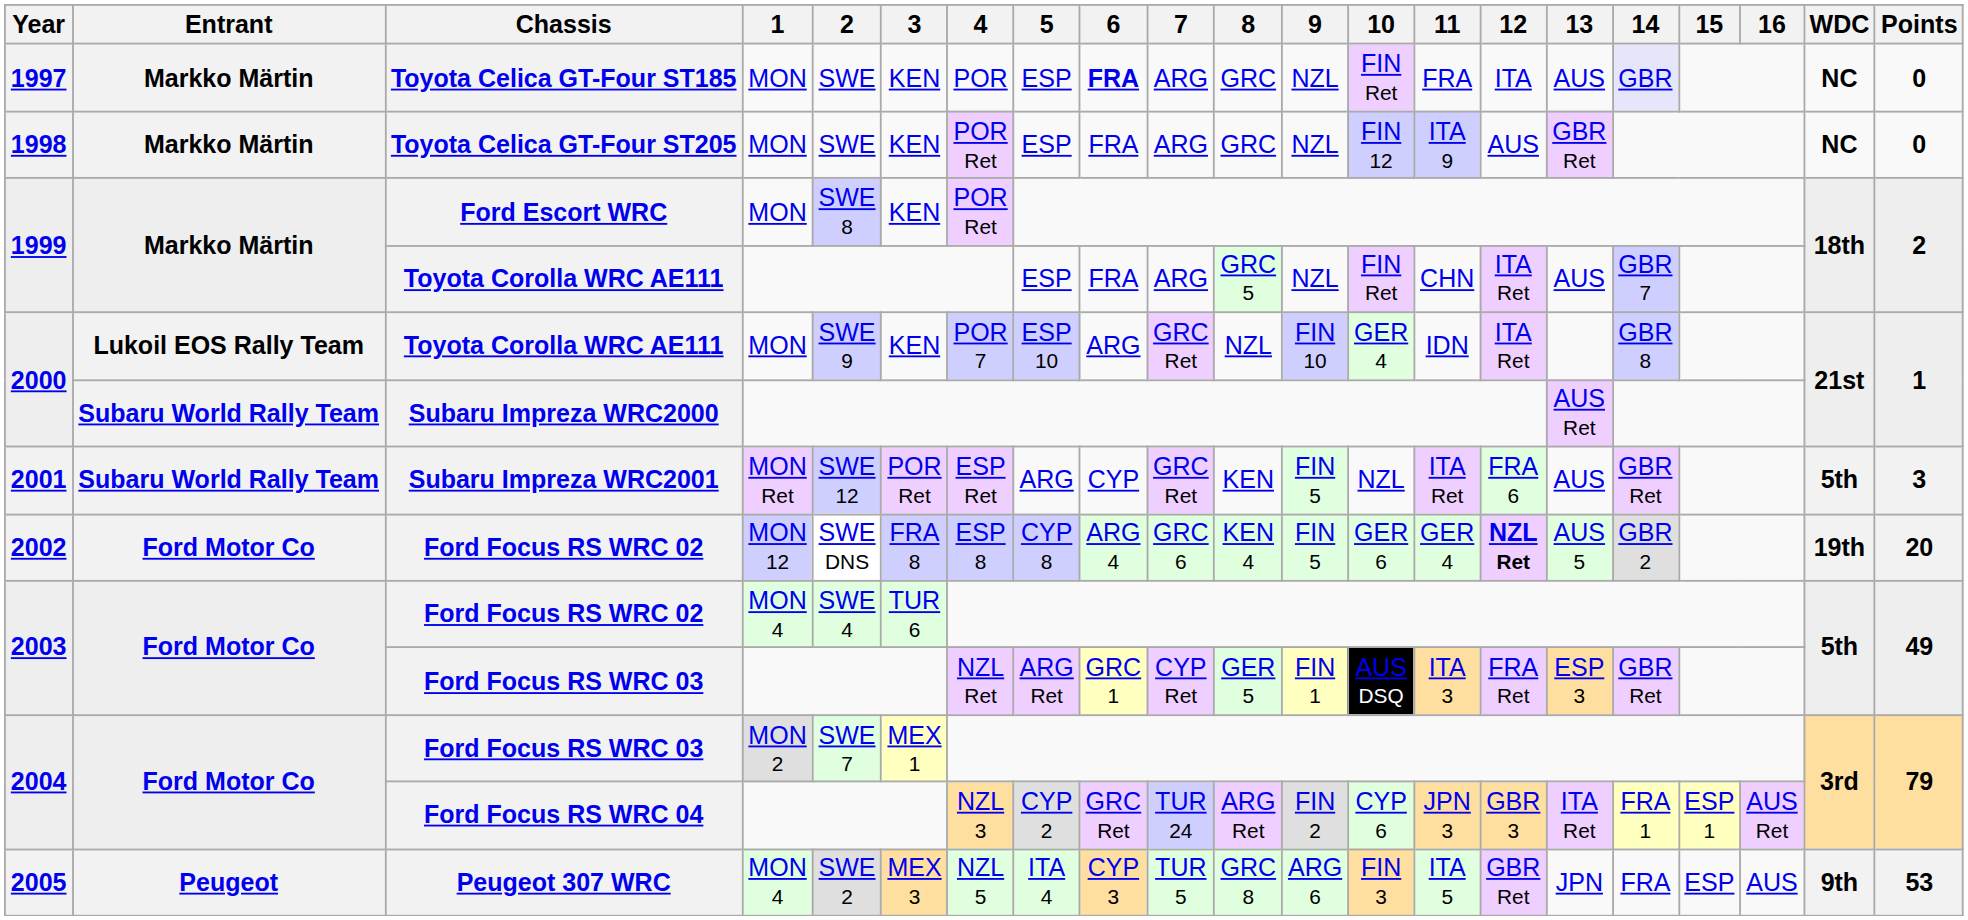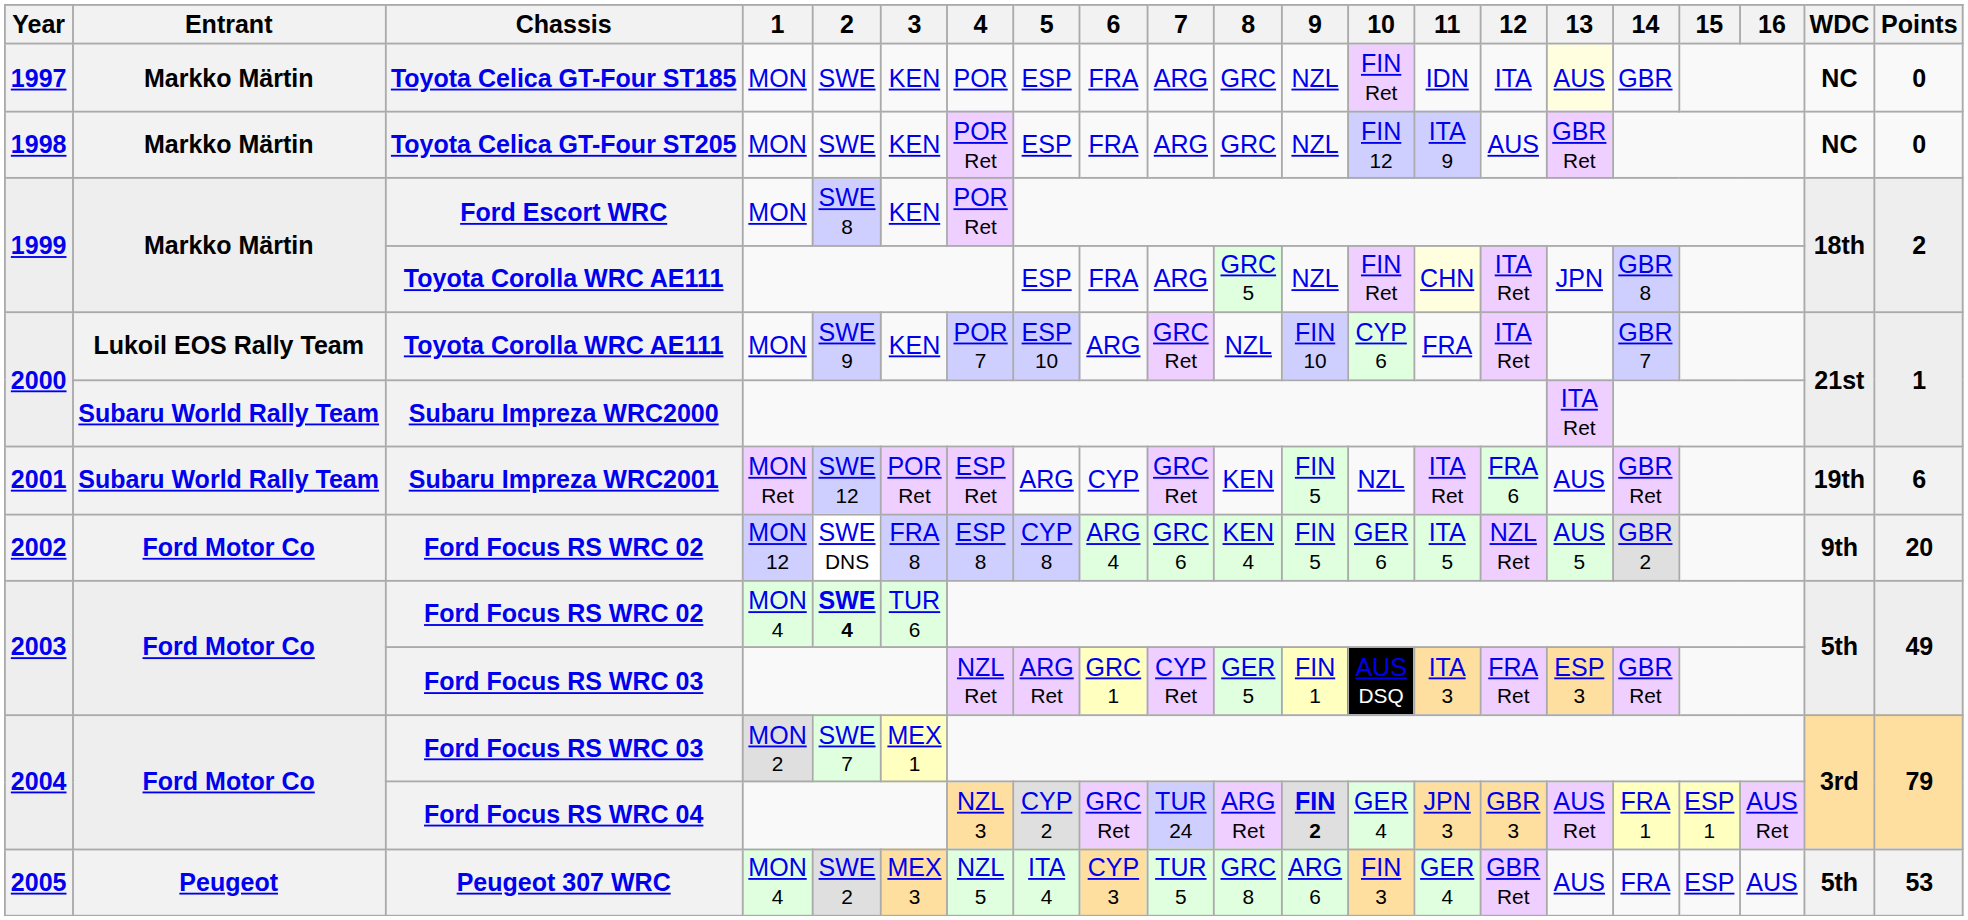(1113, 77) bold -> (1113, 77) normal
(1447, 77) FRA -> (1447, 77) IDN
(1579, 77) no background -> (1579, 77) lightyellow background
(1645, 77) lavender background -> (1645, 77) no background
(1447, 279) no background -> (1447, 279) lightyellow background
(1579, 279) AUS -> (1579, 279) JPN
(1645, 278) GBR 7 -> (1645, 278) GBR 8
(1381, 345) GER 4 -> (1381, 345) CYP 6
(1447, 346) IDN -> (1447, 346) FRA
(1645, 345) GBR 8 -> (1645, 345) GBR 7
(1579, 412) AUS Ret -> (1579, 412) ITA Ret
(1839, 480) 5th -> (1839, 480) 19th
(1919, 480) 3 -> (1919, 480) 6
(1447, 546) GER 4 -> (1447, 546) ITA 5
(1513, 547) bold -> (1513, 546) normal
(1839, 547) 19th -> (1839, 547) 9th
(847, 613) normal -> (847, 614) bold
(1315, 814) normal -> (1315, 815) bold
(1381, 814) CYP 6 -> (1381, 814) GER 4
(1579, 814) ITA Ret -> (1579, 814) AUS Ret
(1447, 881) ITA 5 -> (1447, 881) GER 4
(1579, 882) JPN -> (1579, 882) AUS
(1839, 882) 9th -> (1839, 882) 5th
